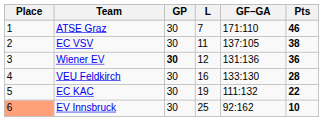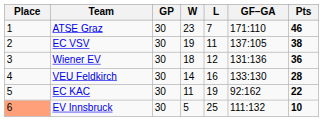+ column: (193, 12)
(172, 60) bold -> (160, 60) normal
(240, 92) 111:132 -> (245, 92) 92:162
(238, 108) 92:162 -> (248, 108) 111:132
